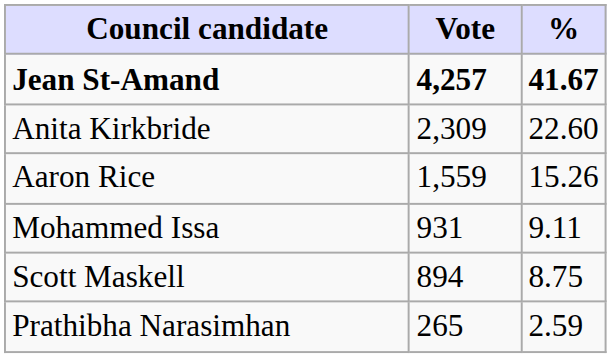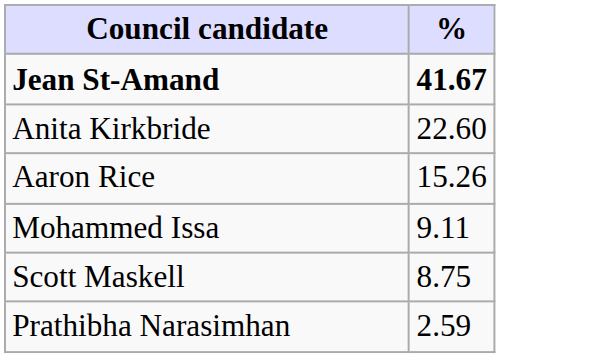- column: (465, 29)
